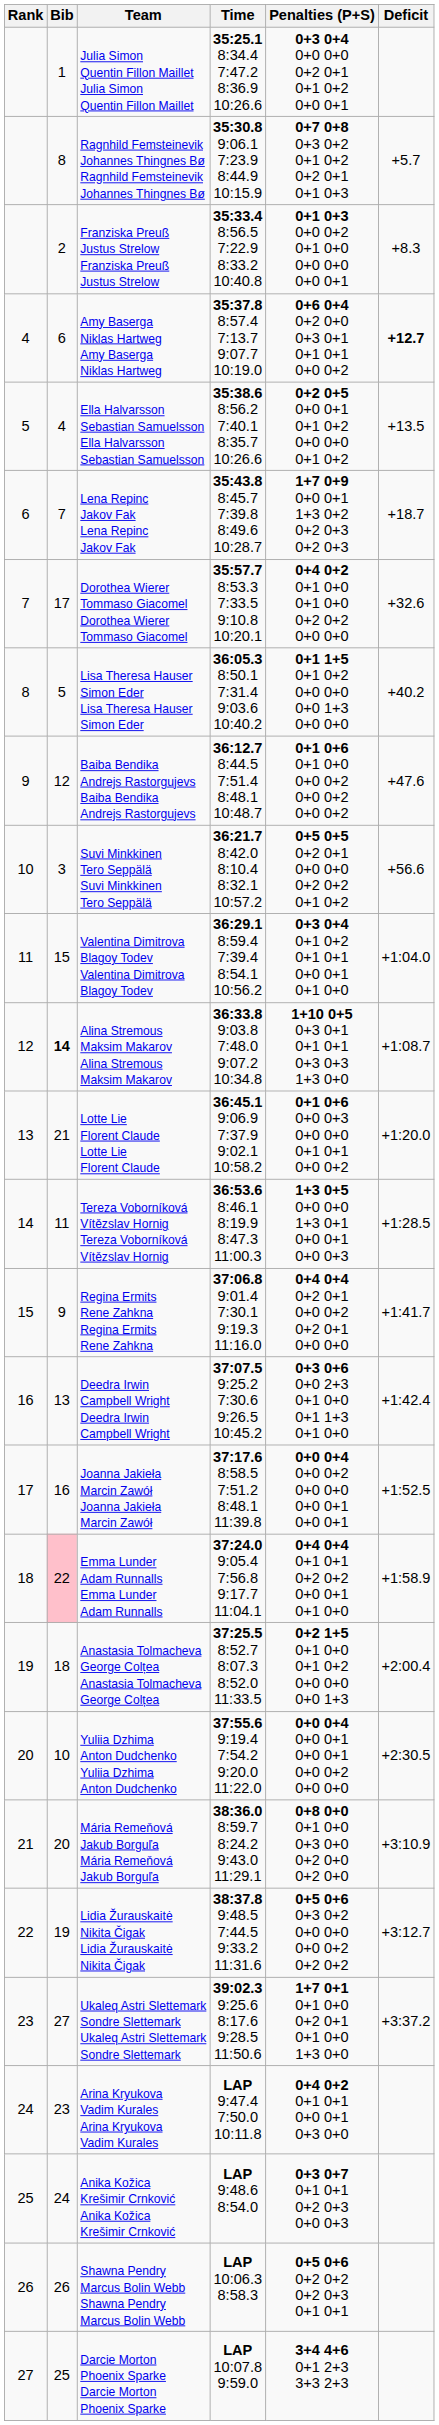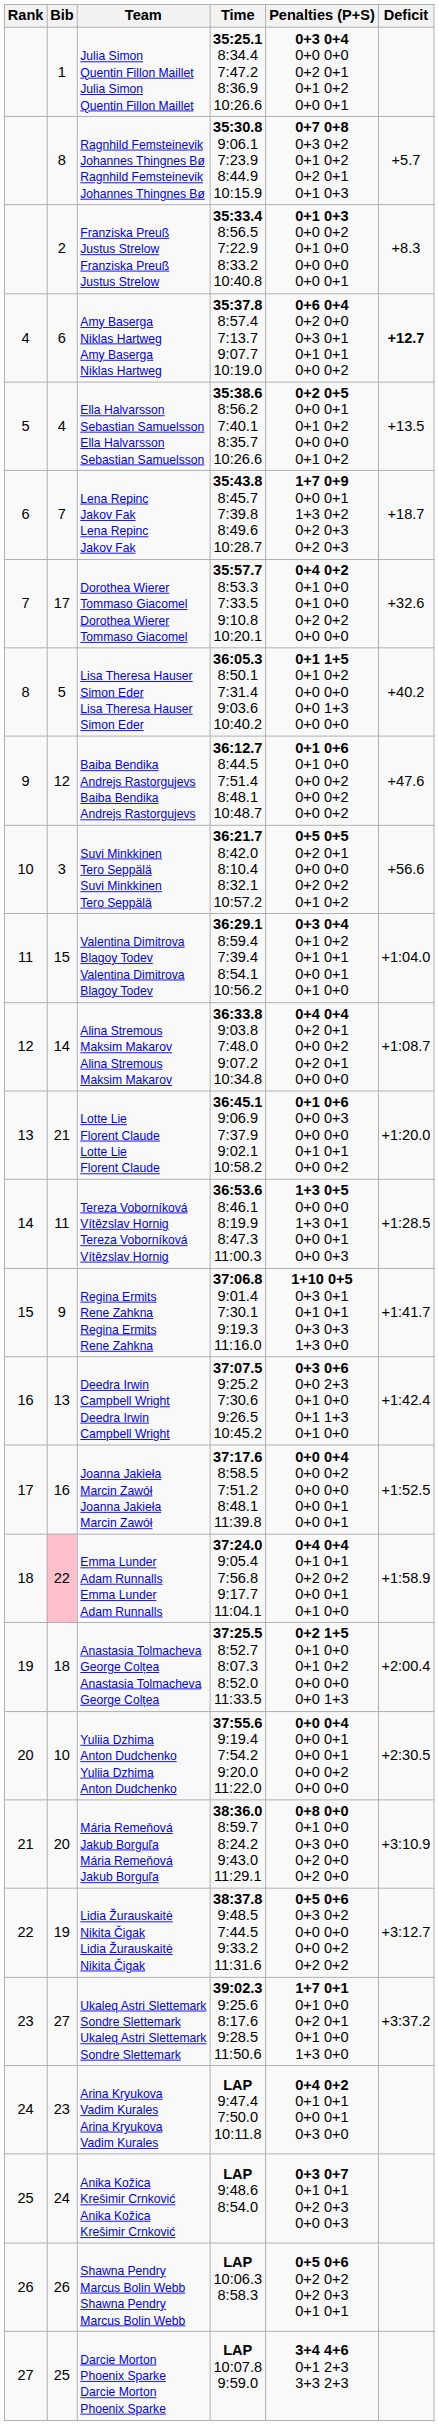(62, 1046) bold -> (62, 1046) normal
(322, 1046) 1+10 0+5 0+3 0+1 0+1 0+1 0+3 0+3 1+3 0+0 -> (322, 1046) 0+4 0+4 0+2 0+1 0+0 0+2 0+2 0+1 0+0 0+0
(322, 1312) 0+4 0+4 0+2 0+1 0+0 0+2 0+2 0+1 0+0 0+0 -> (322, 1312) 1+10 0+5 0+3 0+1 0+1 0+1 0+3 0+3 1+3 0+0
